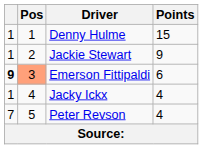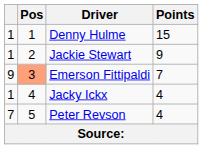(11, 75) bold -> (11, 75) normal
(159, 75) 6 -> (159, 75) 7
